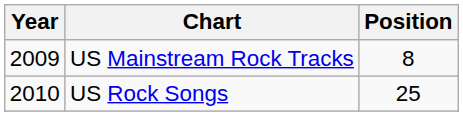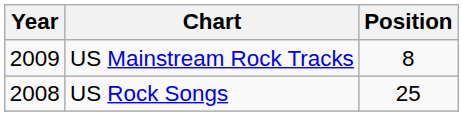(35, 93) 2010 -> (35, 93) 2008
